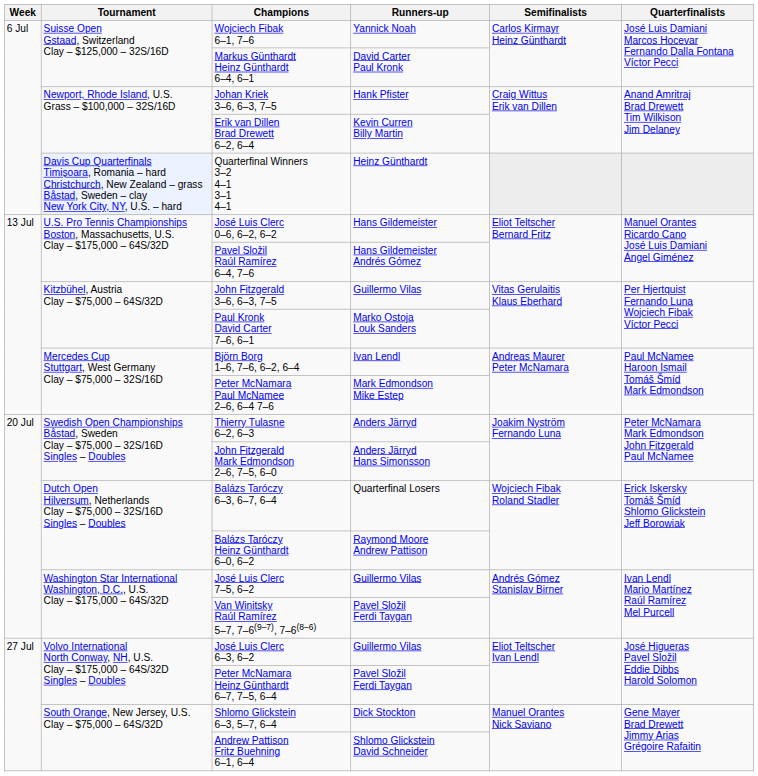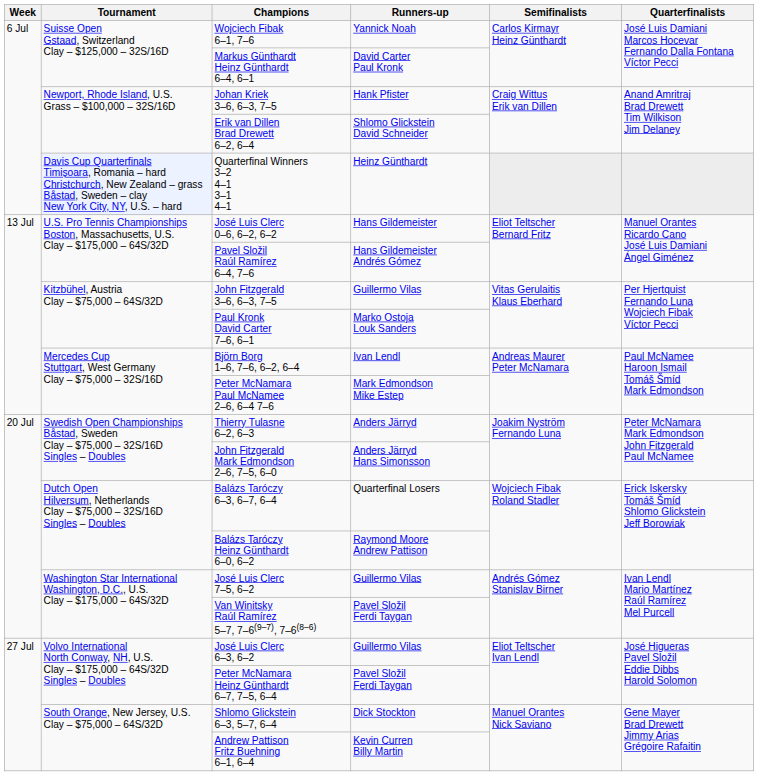(383, 128) Kevin Curren Billy Martin -> (394, 128) Shlomo Glickstein David Schneider
(394, 746) Shlomo Glickstein David Schneider -> (383, 746) Kevin Curren Billy Martin
